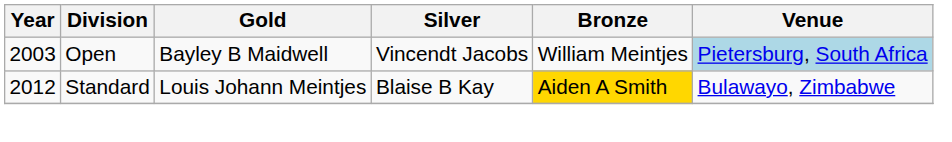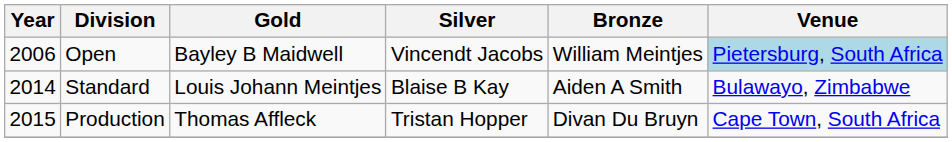(33, 53) 2003 -> (33, 53) 2006
(33, 86) 2012 -> (33, 86) 2014
(602, 86) gold background -> (618, 86) no background
+ row: (115, 119)
